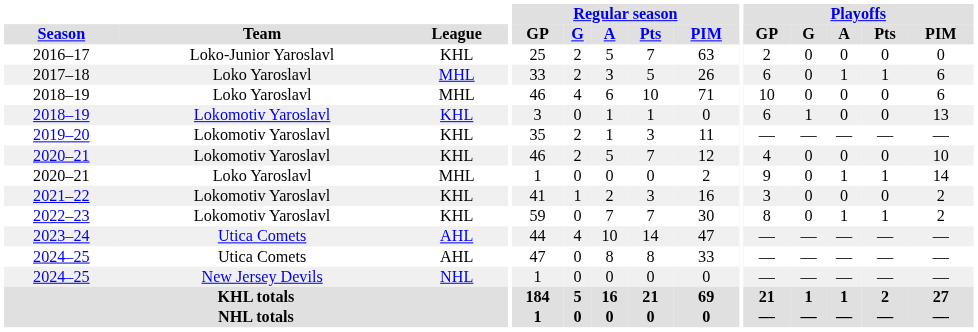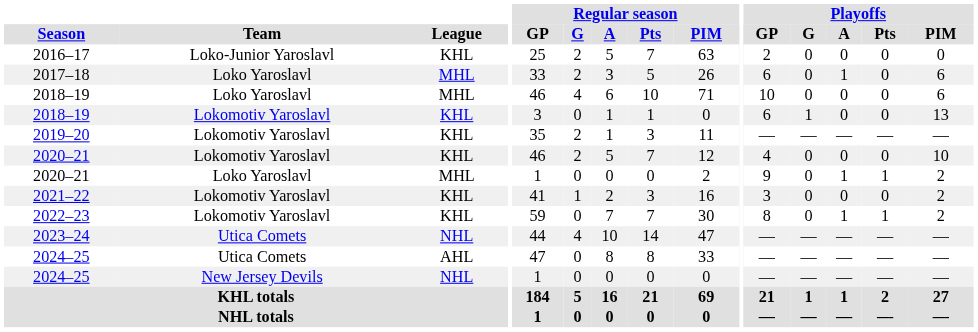(885, 74) 1 -> (885, 74) 0
(941, 175) 14 -> (941, 175) 2
(457, 236) AHL -> (457, 236) NHL
